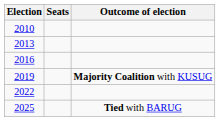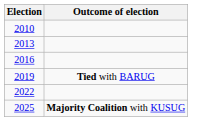- column: (58, 12)
(143, 76) Majority Coalition with KUSUG -> (116, 76) Tied with BARUG
(143, 108) Tied with BARUG -> (116, 108) Majority Coalition with KUSUG
